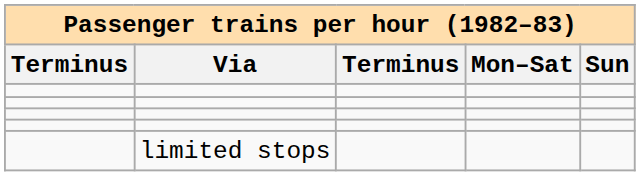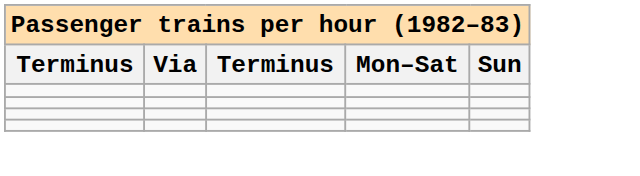- row: (69, 151)
